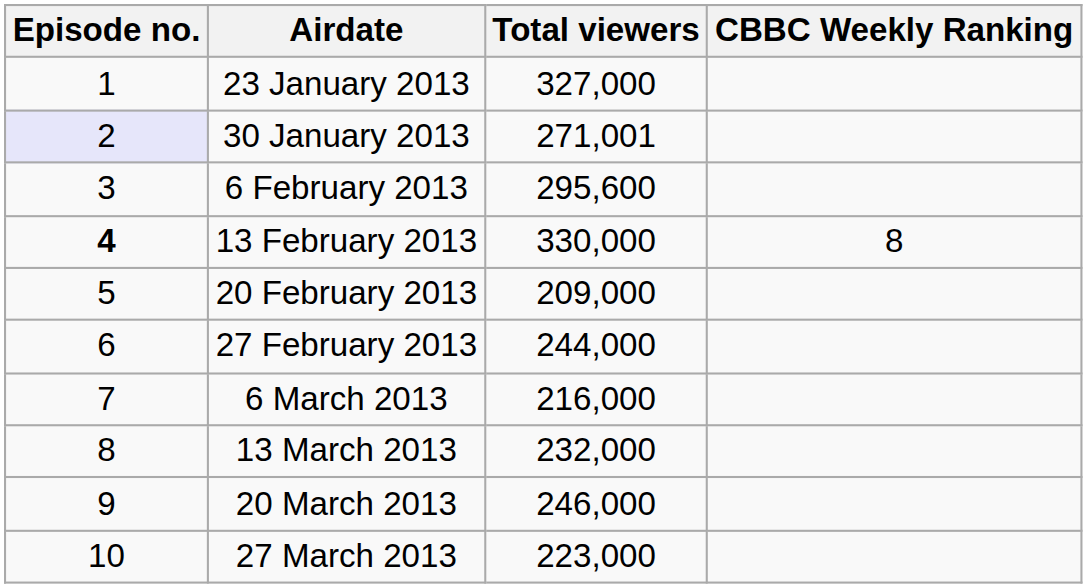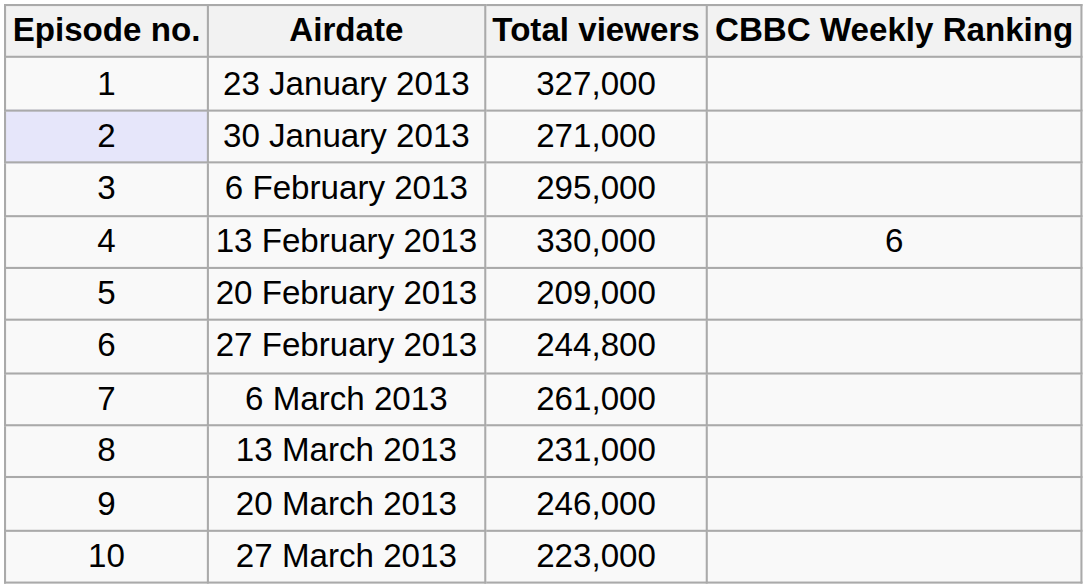(596, 135) 271,001 -> (596, 135) 271,000
(596, 188) 295,600 -> (596, 188) 295,000
(106, 240) bold -> (106, 240) normal
(894, 240) 8 -> (894, 240) 6
(596, 345) 244,000 -> (596, 345) 244,800
(596, 398) 216,000 -> (596, 398) 261,000
(596, 450) 232,000 -> (596, 450) 231,000
